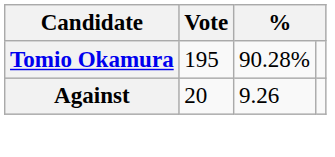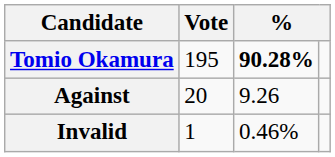(274, 59) normal -> (276, 59) bold
+ row: (92, 132)
